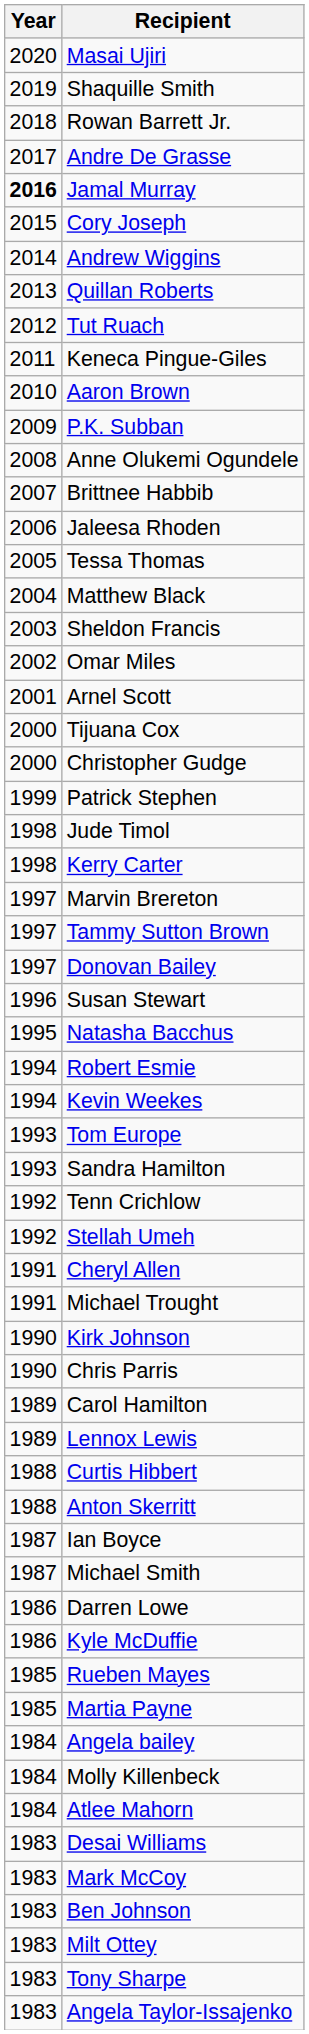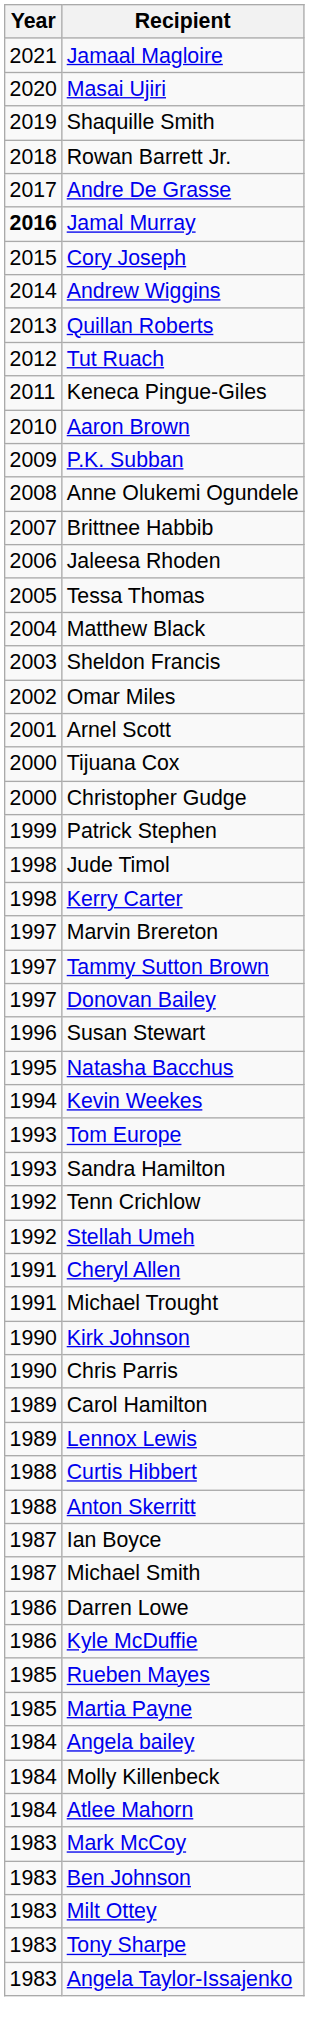+ row: (145, 55)
- row: (131, 1067)
- row: (136, 1843)
